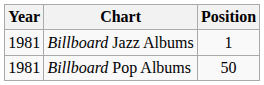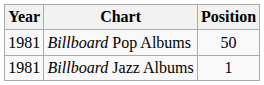rows swapped: (121, 42) <-> (119, 67)
